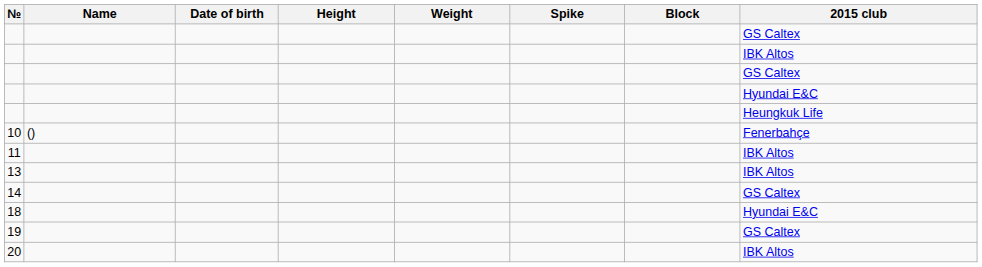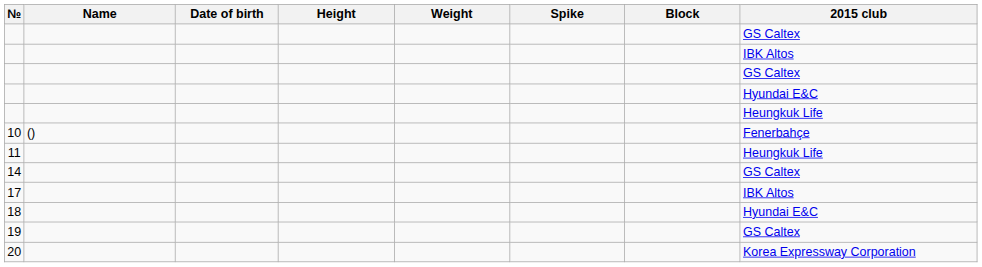(768, 152) IBK Altos -> (783, 152) Heungkuk Life
- row: (14, 172)
+ row: (14, 192)
(768, 251) IBK Altos -> (829, 251) Korea Expressway Corporation
